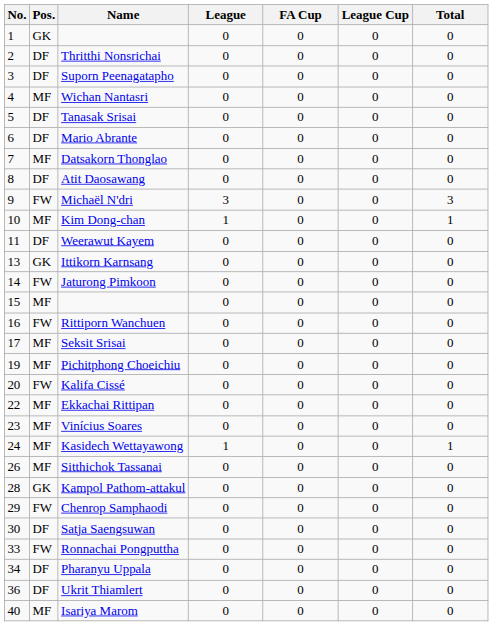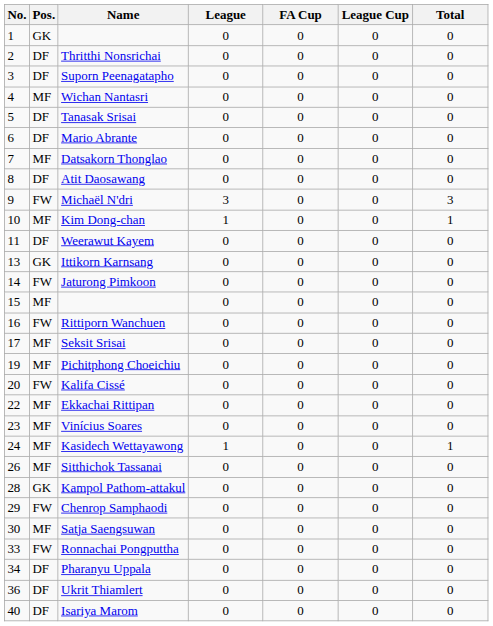(41, 528) DF -> (42, 528) MF
(42, 610) MF -> (41, 610) DF
